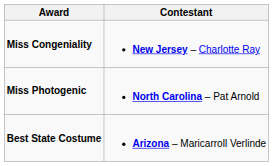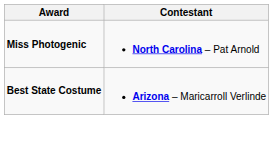- row: (49, 44)
